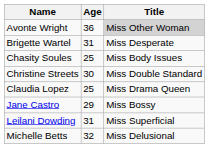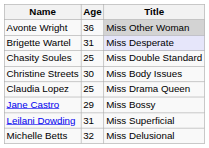(140, 43) no background -> (140, 43) lavender background
(144, 58) Miss Body Issues -> (154, 58) Miss Double Standard
(154, 74) Miss Double Standard -> (144, 74) Miss Body Issues
